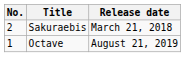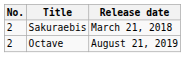(10, 44) 1 -> (10, 44) 2
